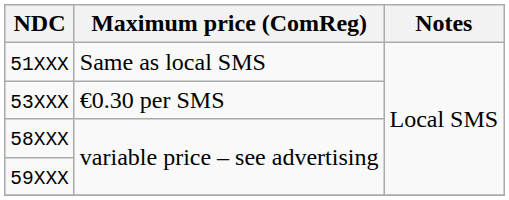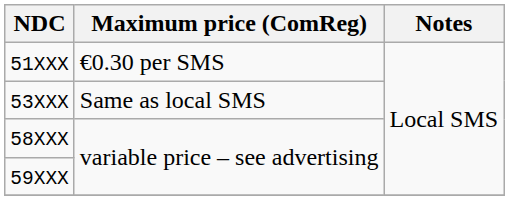(173, 61) Same as local SMS -> (152, 61) €0.30 per SMS
(152, 99) €0.30 per SMS -> (173, 99) Same as local SMS
